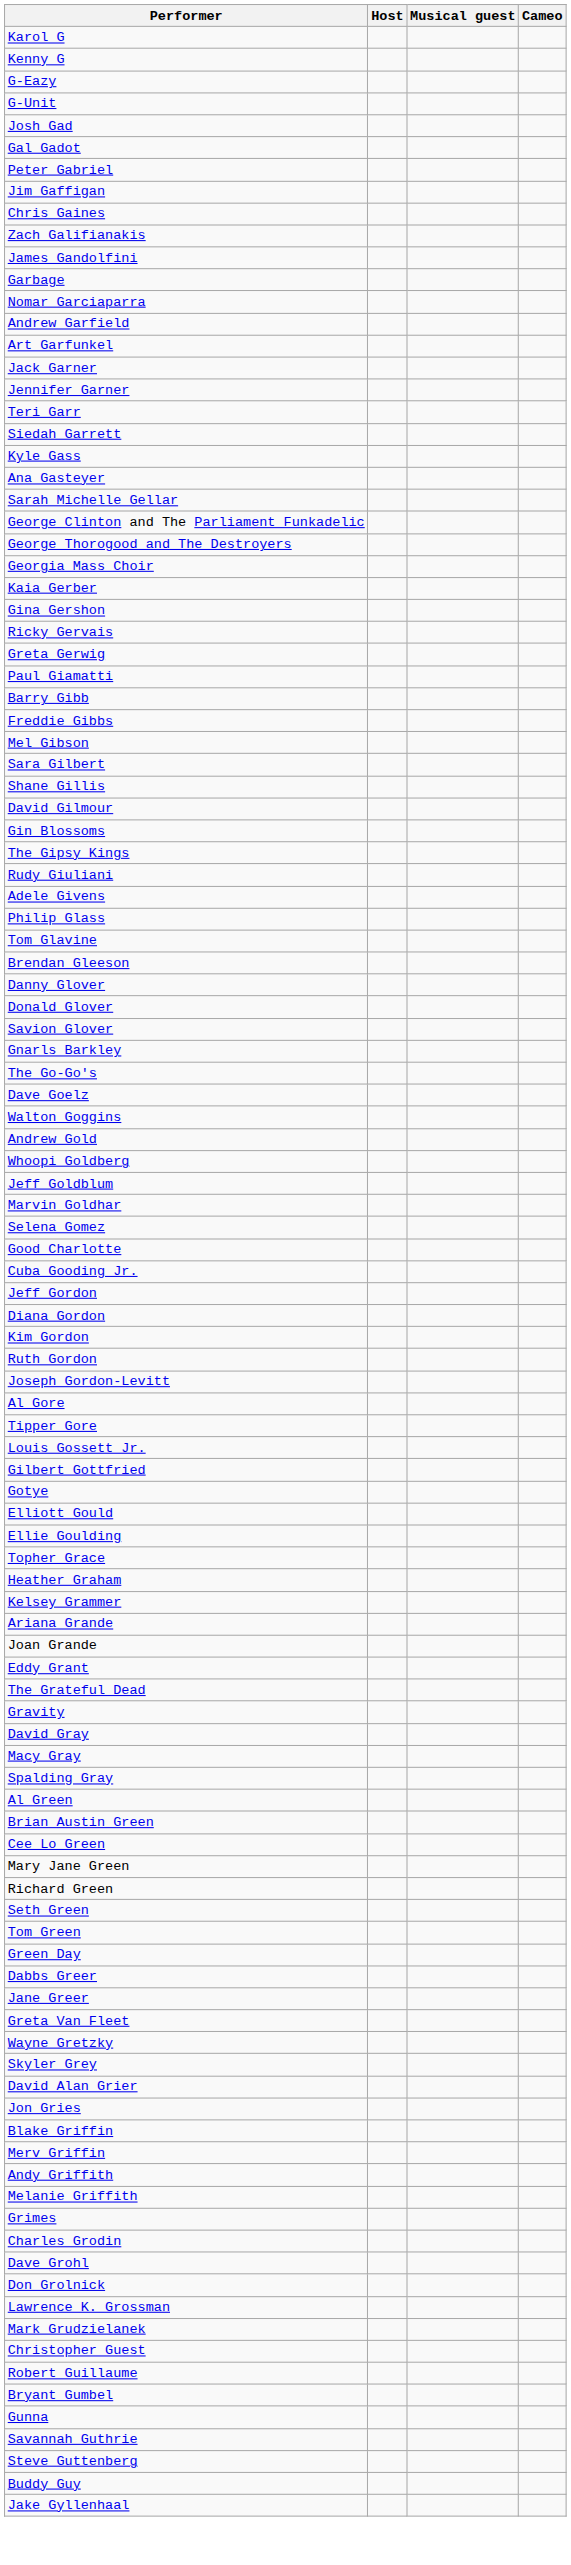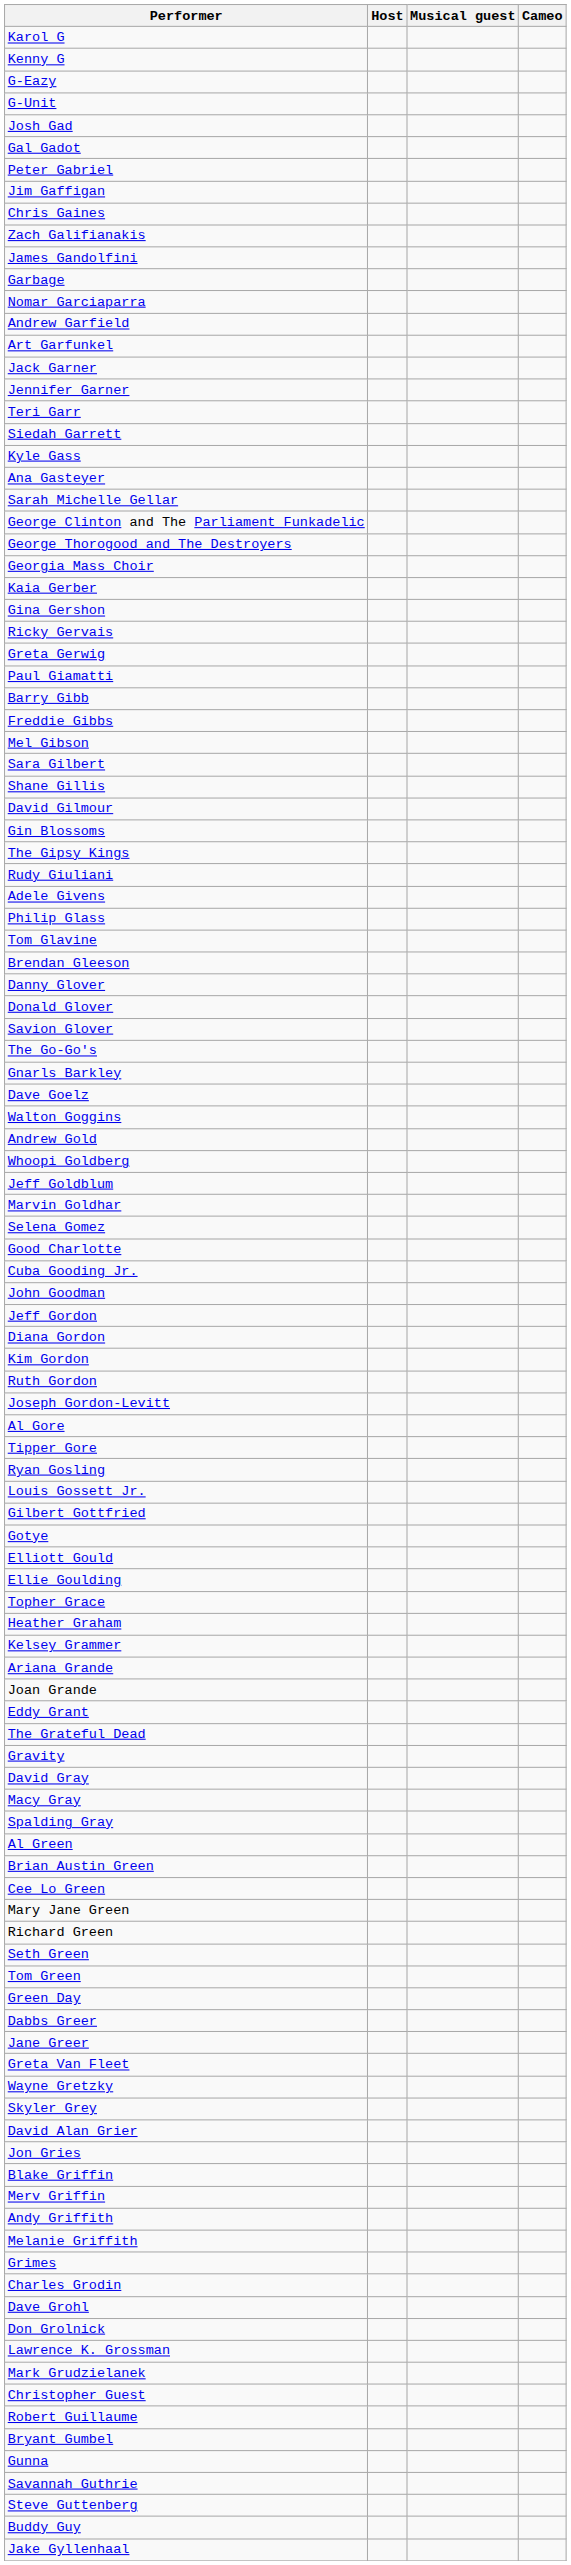rows swapped: (65, 1051) <-> (52, 1073)
+ row: (56, 1294)
+ row: (56, 1470)
